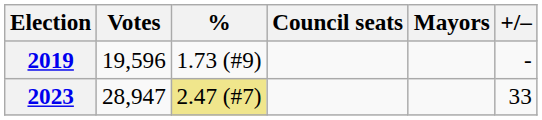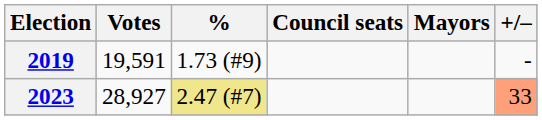(134, 59) 19,596 -> (134, 59) 19,591
(134, 96) 28,947 -> (134, 96) 28,927
(520, 96) no background -> (520, 96) lightsalmon background
